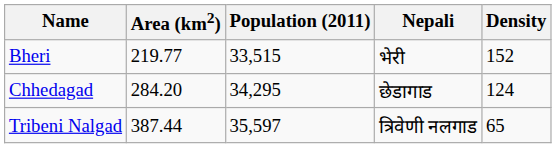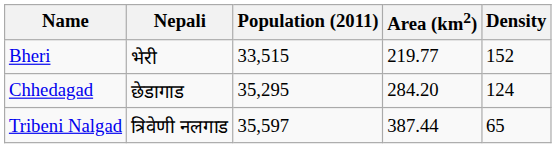columns swapped: (428, 21) <-> (176, 21)
(255, 90) 34,295 -> (263, 90) 35,295
